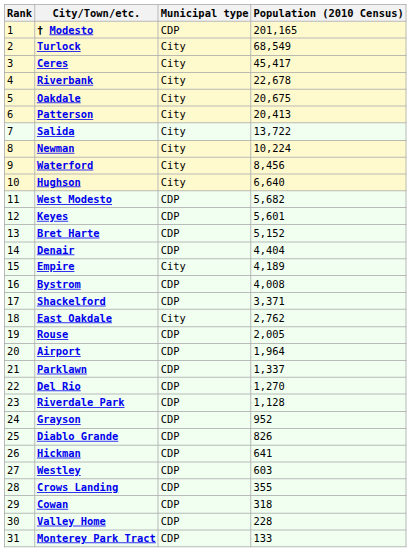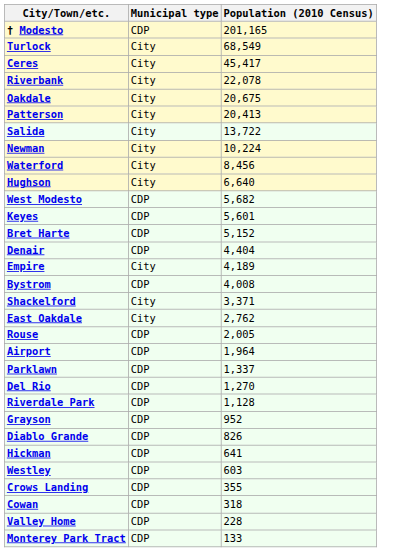- column: (19, 13)
(272, 81) 22,678 -> (242, 81) 22,078
(170, 301) CDP -> (143, 301) City
